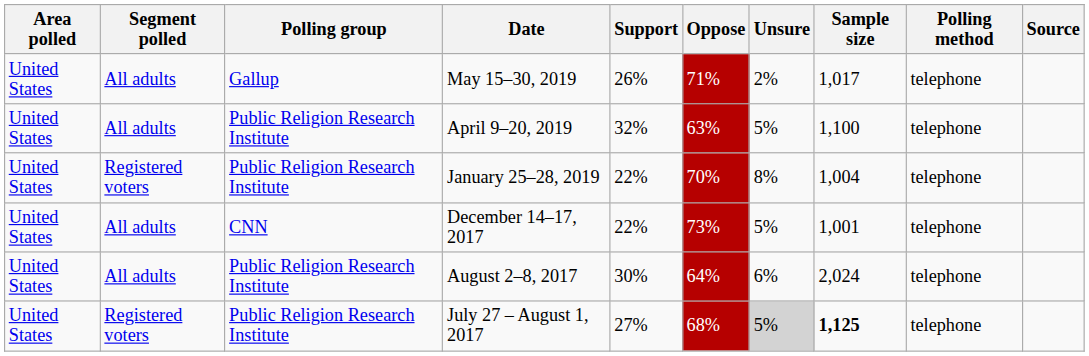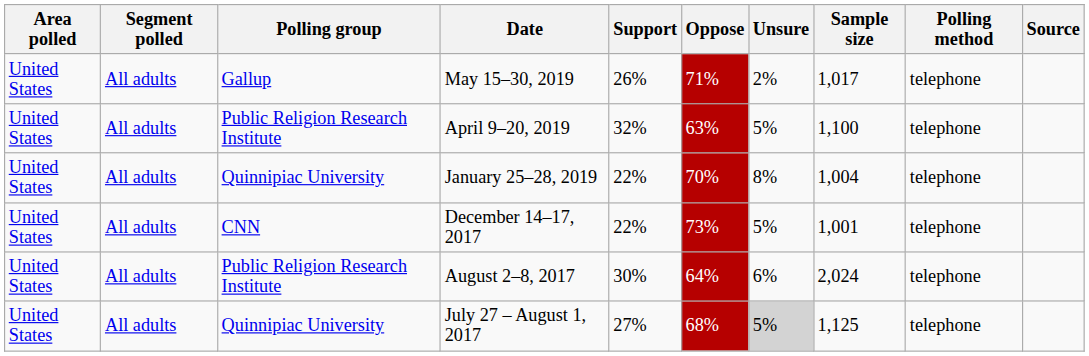(143, 177) Registered voters -> (141, 177) All adults
(322, 177) Public Religion Research Institute -> (303, 177) Quinnipiac University
(143, 325) Registered voters -> (141, 325) All adults
(322, 325) Public Religion Research Institute -> (303, 325) Quinnipiac University
(839, 325) bold -> (838, 325) normal
